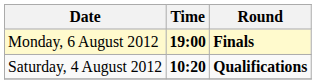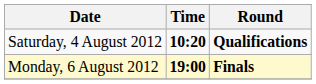rows swapped: (85, 66) <-> (83, 41)
